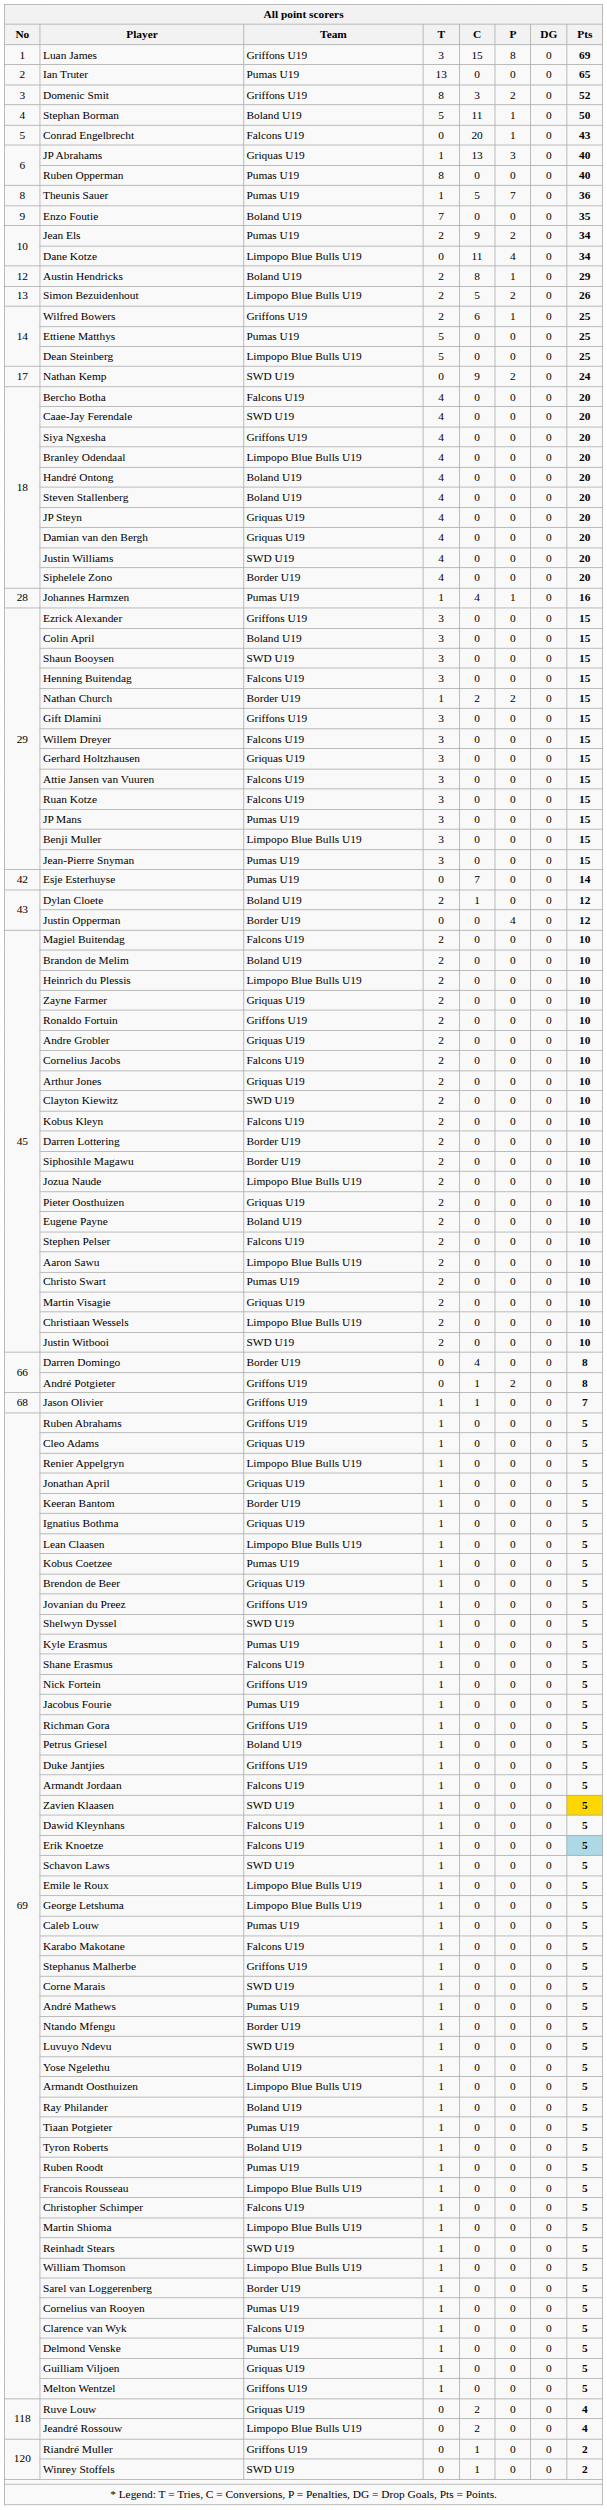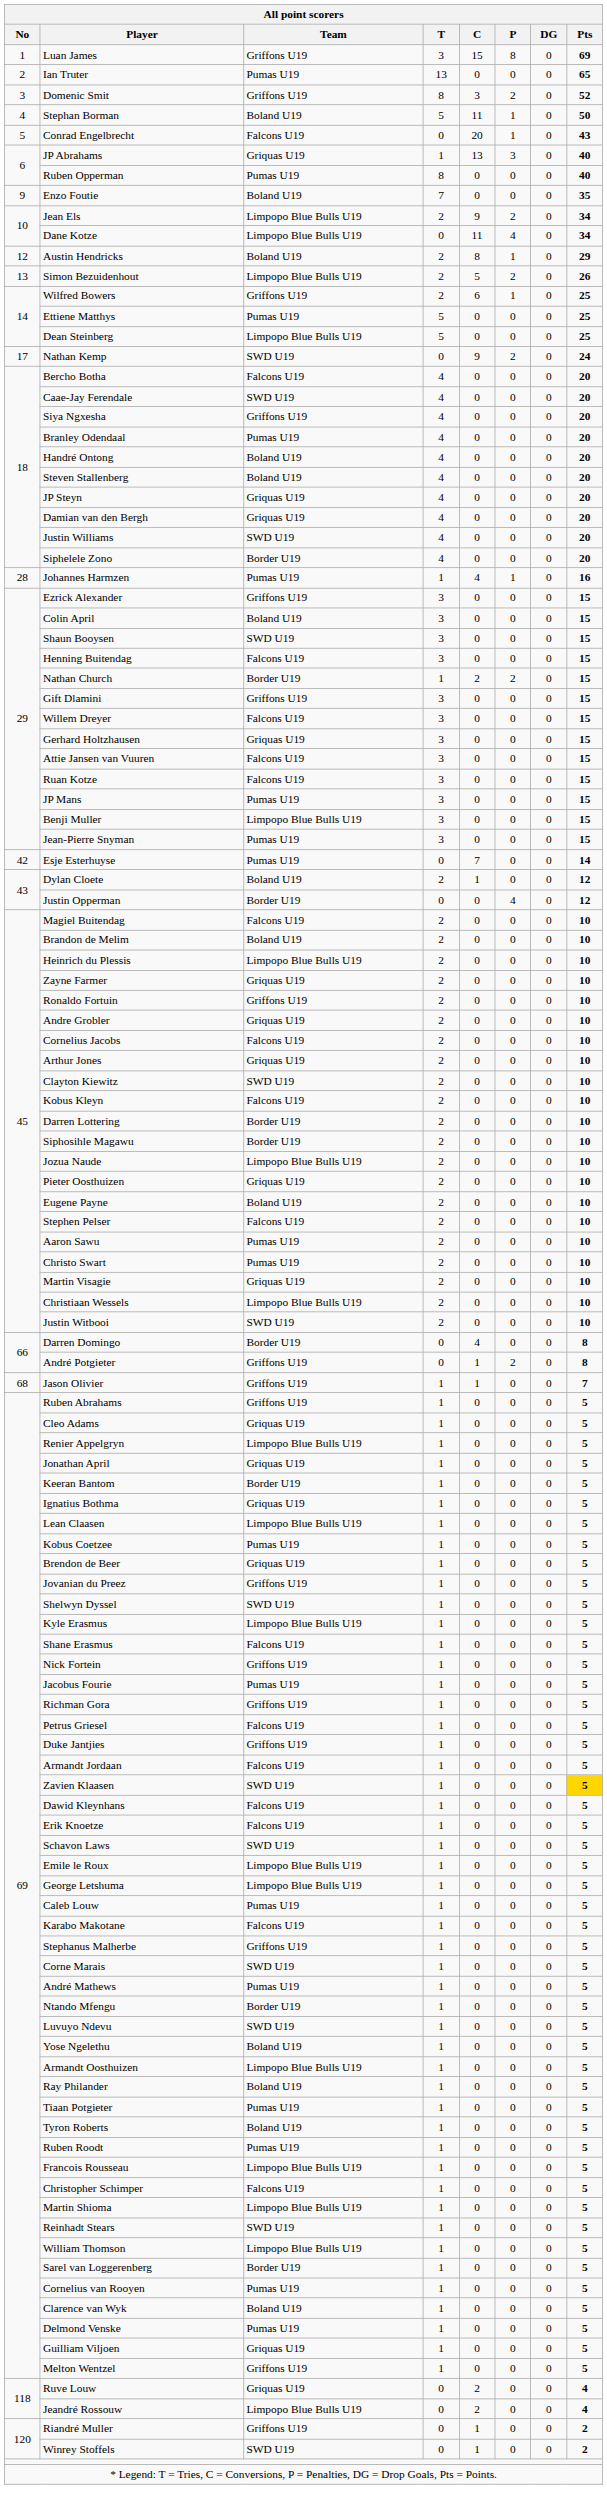- row: (76, 196)
(273, 236) Pumas U19 -> (304, 216) Limpopo Blue Bulls U19
(304, 457) Limpopo Blue Bulls U19 -> (273, 437) Pumas U19
(304, 1262) Limpopo Blue Bulls U19 -> (273, 1242) Pumas U19
(273, 1644) Pumas U19 -> (304, 1624) Limpopo Blue Bulls U19
(274, 1745) Boland U19 -> (275, 1725) Falcons U19
(585, 1846) lightblue background -> (585, 1825) no background
(275, 2328) Falcons U19 -> (274, 2308) Boland U19
